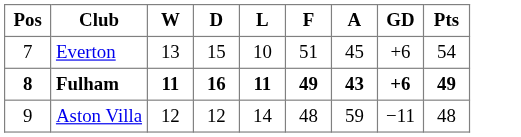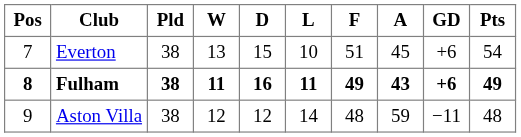+ column: (170, 20)
